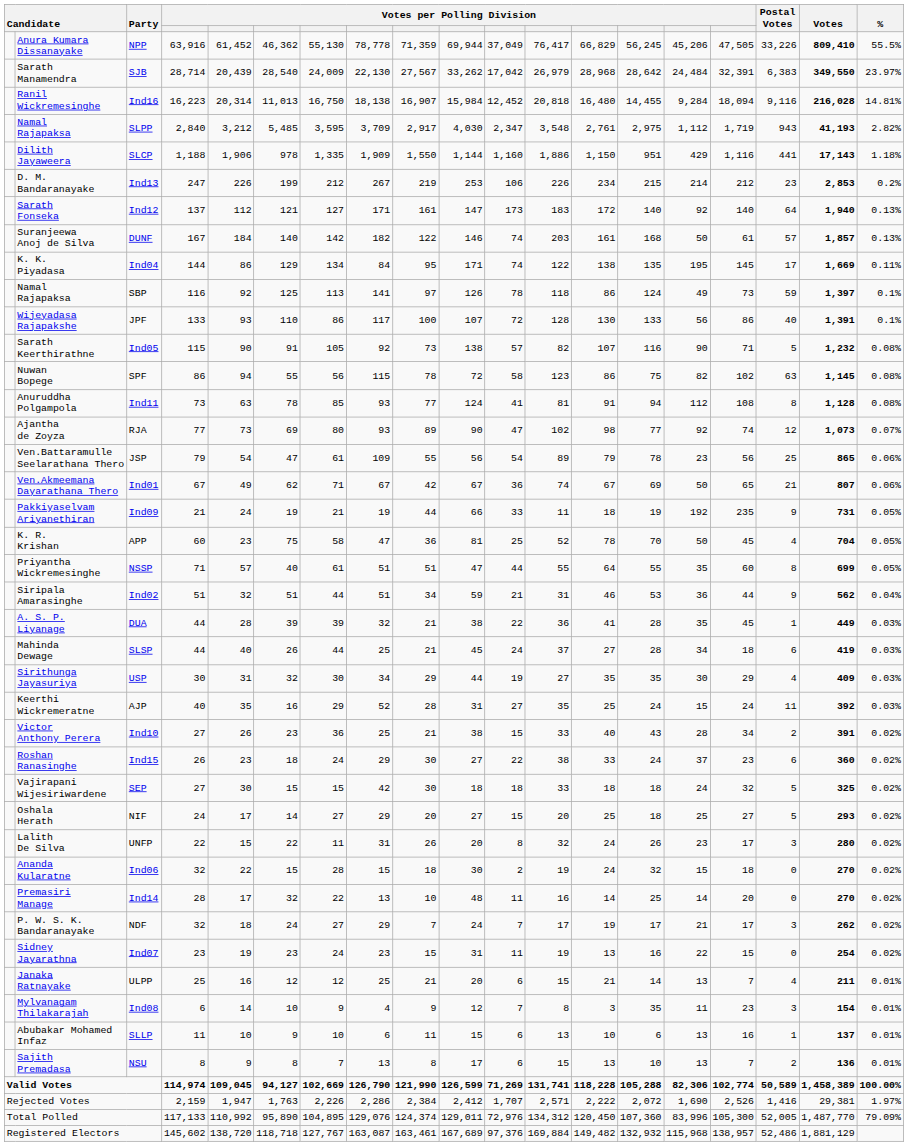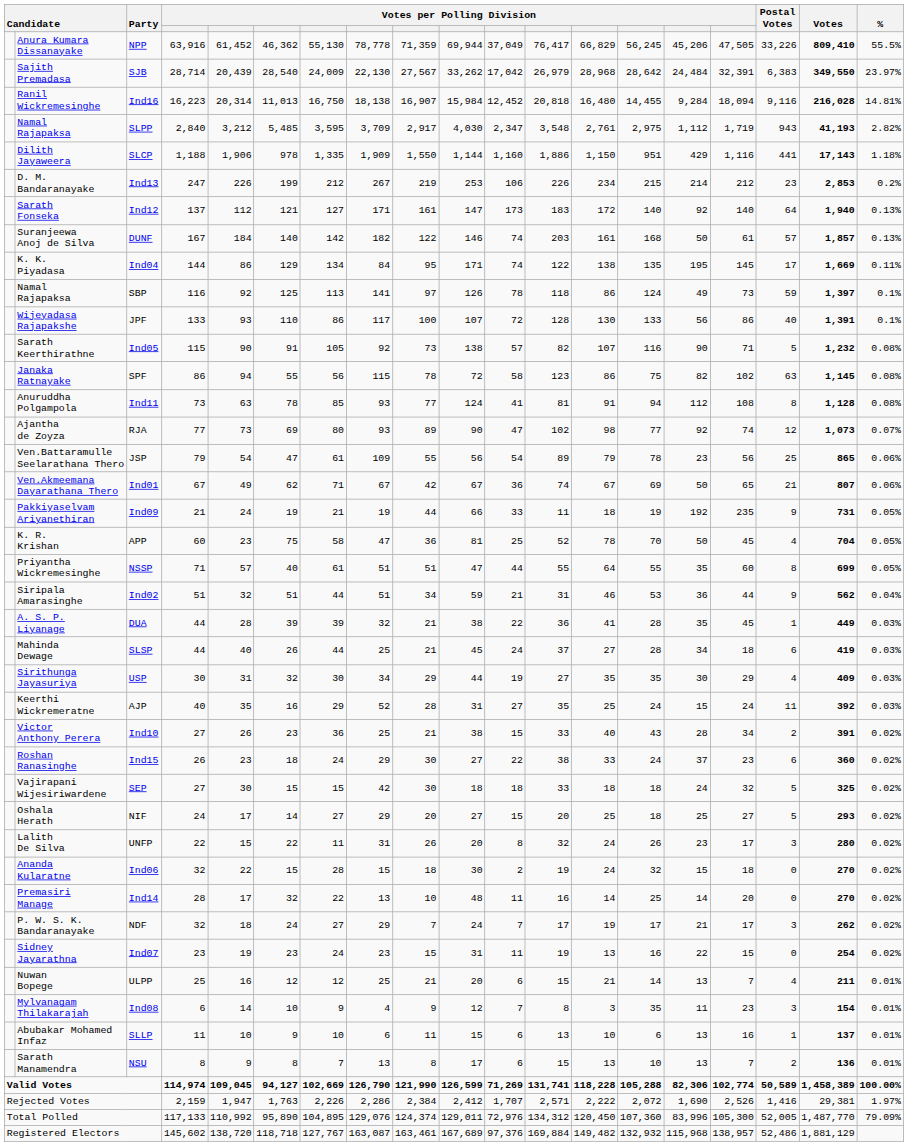(47, 73) Sarath Manamendra -> (44, 73) Sajith Premadasa
(35, 376) Nuwan Bopege -> (44, 376) Janaka Ratnayake
(44, 981) Janaka Ratnayake -> (35, 981) Nuwan Bopege
(44, 1063) Sajith Premadasa -> (47, 1063) Sarath Manamendra
